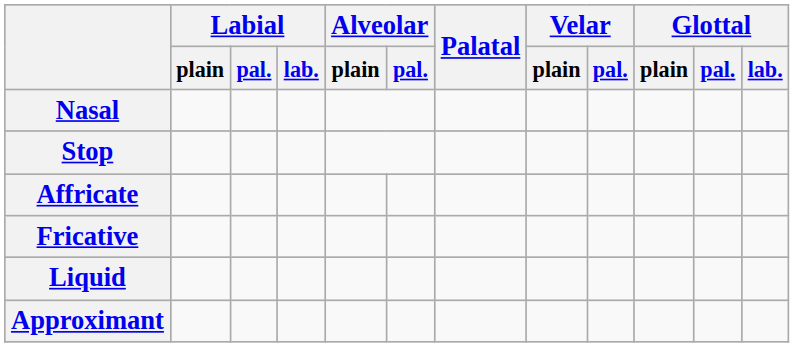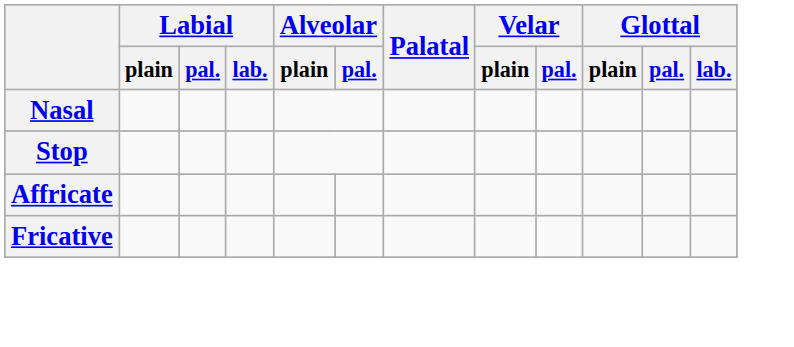- row: (87, 278)
- row: (87, 320)
